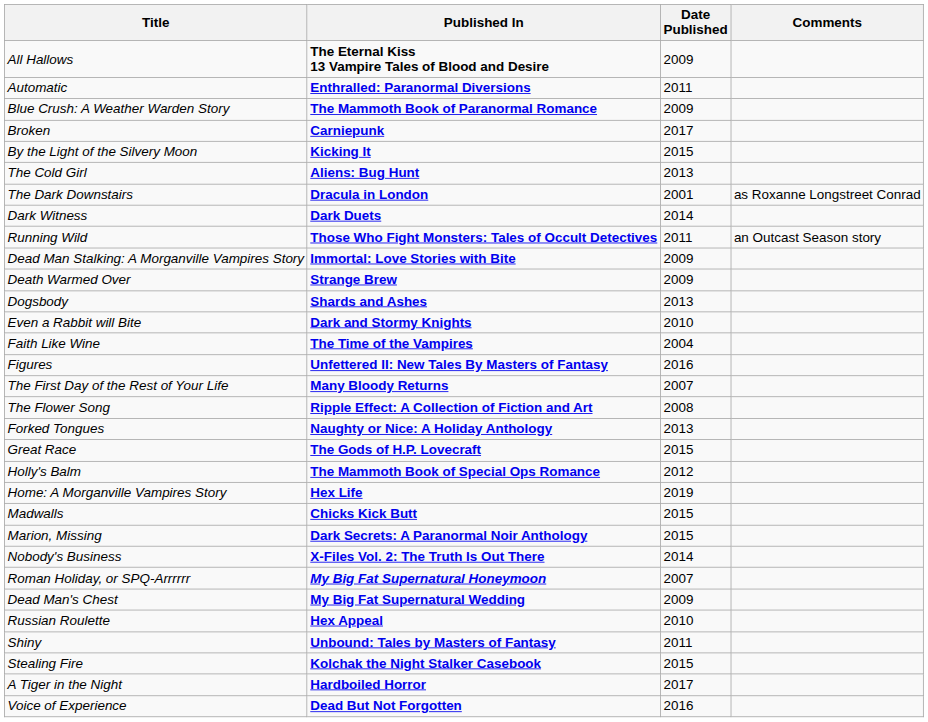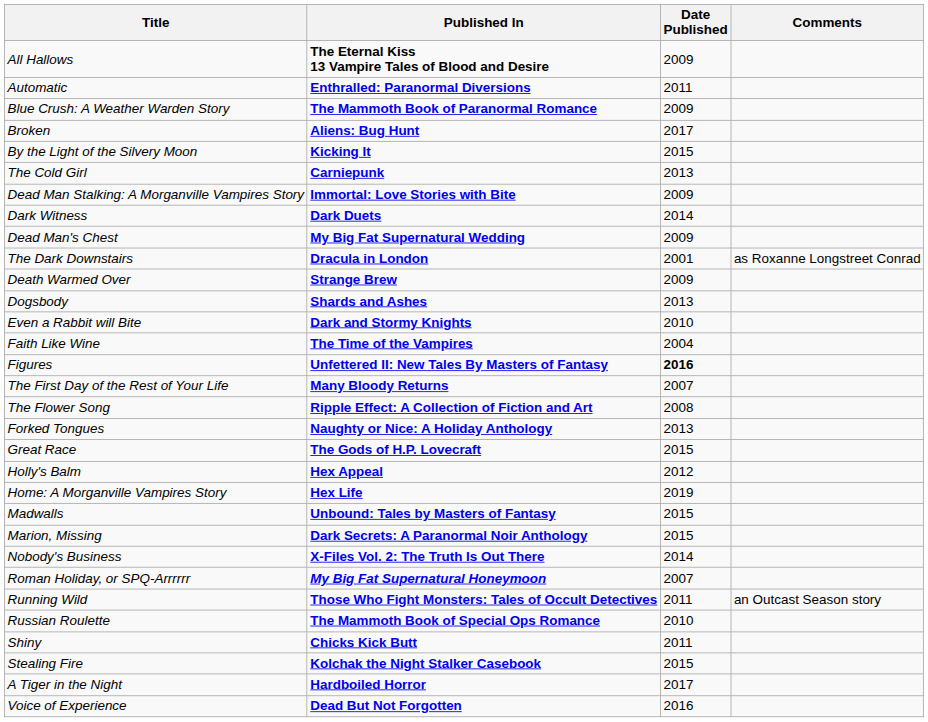(347, 130) Carniepunk -> (365, 130) Aliens: Bug Hunt
(365, 173) Aliens: Bug Hunt -> (347, 173) Carniepunk
rows swapped: (70, 194) <-> (156, 258)
rows swapped: (63, 599) <-> (47, 237)
(678, 365) normal -> (678, 365) bold
(455, 471) The Mammoth Book of Special Ops Romance -> (347, 471) Hex Appeal
(364, 514) Chicks Kick Butt -> (433, 514) Unbound: Tales by Masters of Fantasy
(347, 620) Hex Appeal -> (455, 620) The Mammoth Book of Special Ops Romance
(433, 642) Unbound: Tales by Masters of Fantasy -> (364, 642) Chicks Kick Butt
